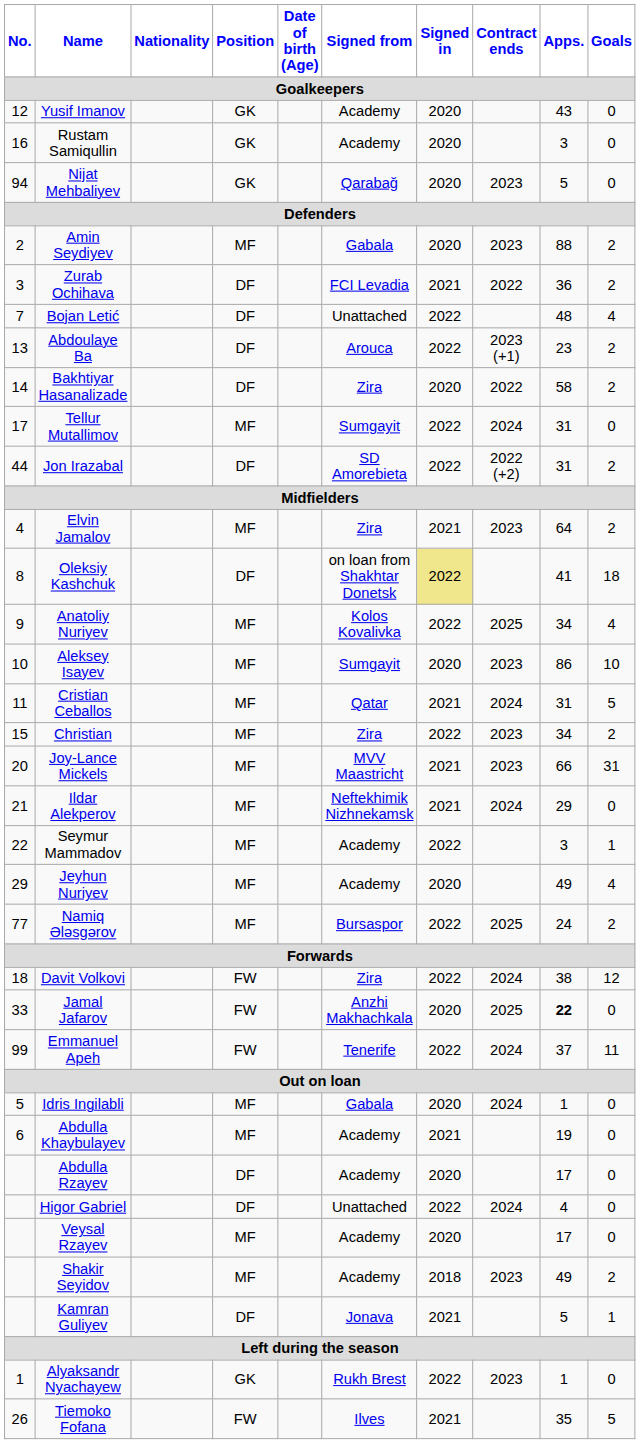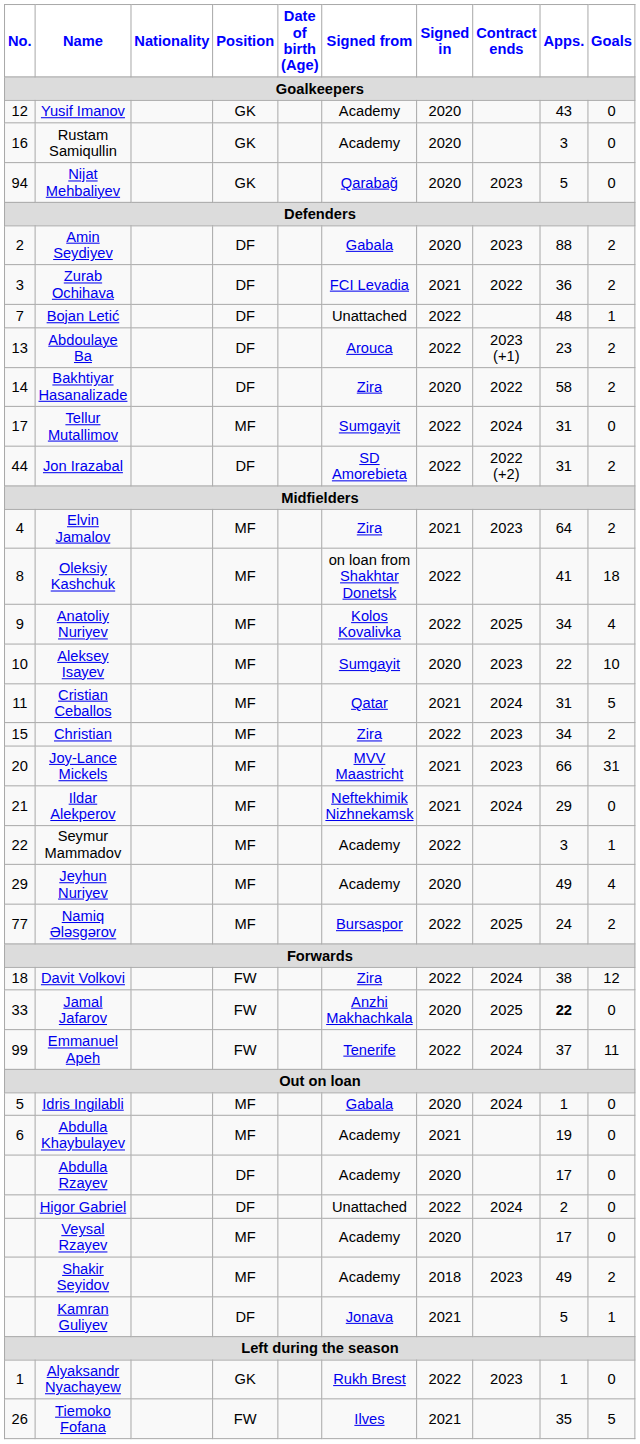(245, 245) MF -> (245, 245) DF
(612, 316) 4 -> (612, 316) 1
(245, 577) DF -> (245, 577) MF
(445, 577) khaki background -> (445, 577) no background
(564, 664) 86 -> (564, 664) 22
(564, 1207) 4 -> (564, 1207) 2
